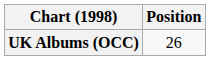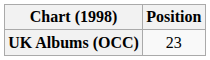(174, 42) 26 -> (174, 42) 23
